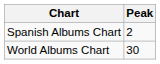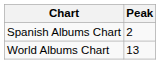(133, 50) 30 -> (133, 50) 13
